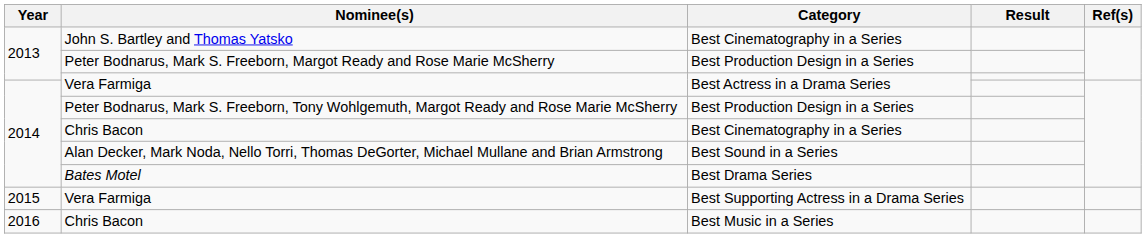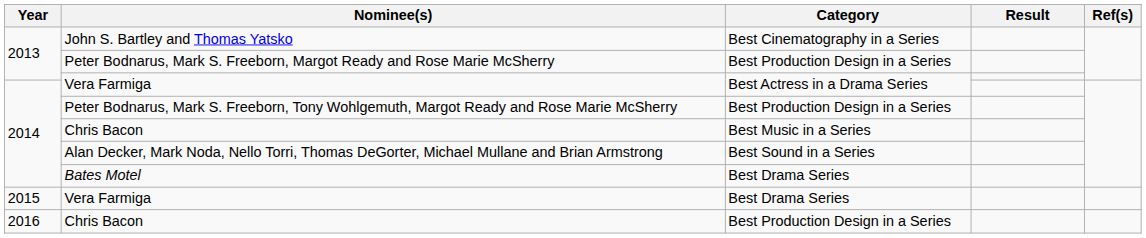(796, 130) Best Cinematography in a Series -> (800, 130) Best Music in a Series
(828, 198) Best Supporting Actress in a Drama Series -> (789, 198) Best Drama Series
(762, 221) Best Music in a Series -> (840, 221) Best Production Design in a Series
